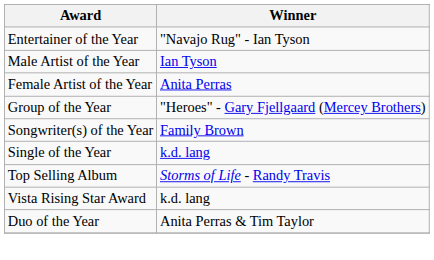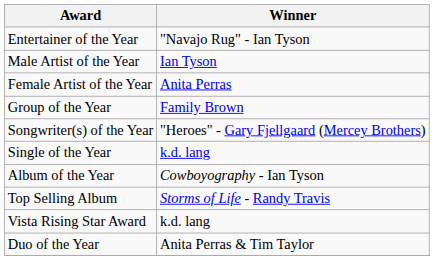(293, 107) "Heroes" - Gary Fjellgaard (Mercey Brothers) -> (202, 107) Family Brown
(202, 130) Family Brown -> (293, 130) "Heroes" - Gary Fjellgaard (Mercey Brothers)
+ row: (61, 175)
